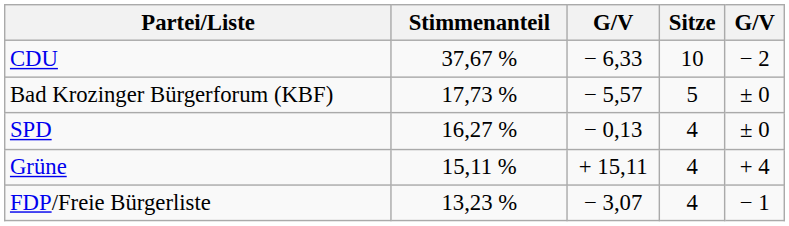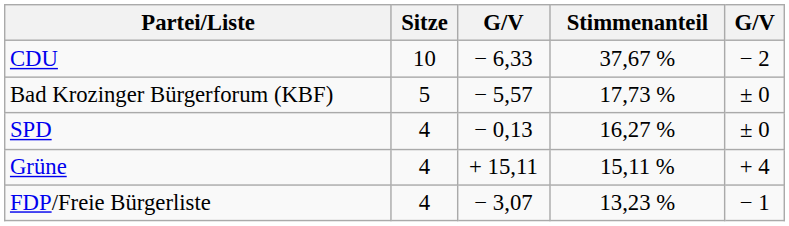columns swapped: (479, 22) <-> (692, 22)
